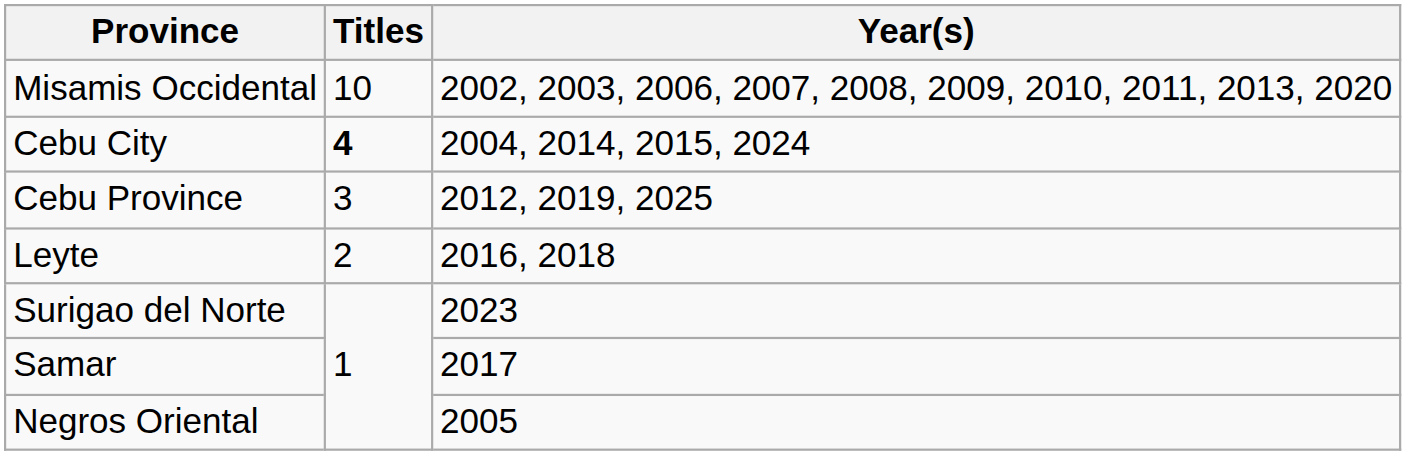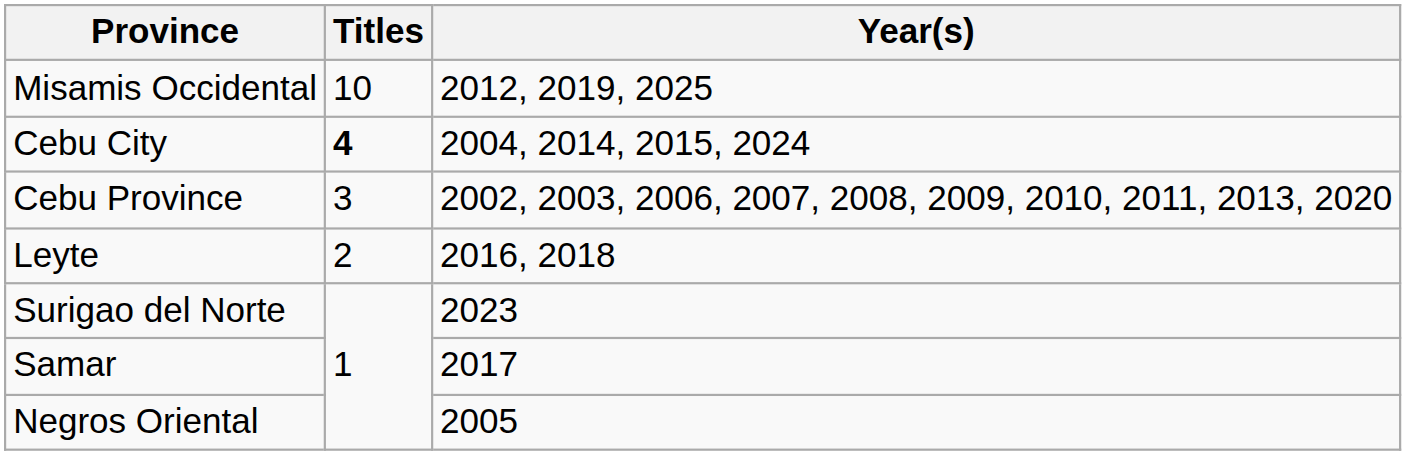(916, 87) 2002, 2003, 2006, 2007, 2008, 2009, 2010, 2011, 2013, 2020 -> (577, 87) 2012, 2019, 2025
(577, 198) 2012, 2019, 2025 -> (916, 198) 2002, 2003, 2006, 2007, 2008, 2009, 2010, 2011, 2013, 2020
